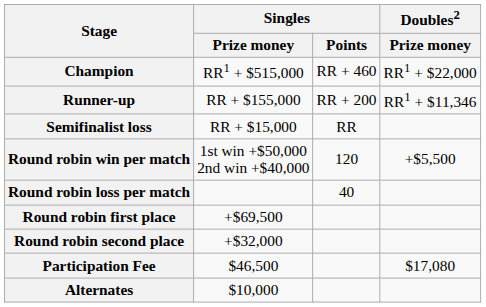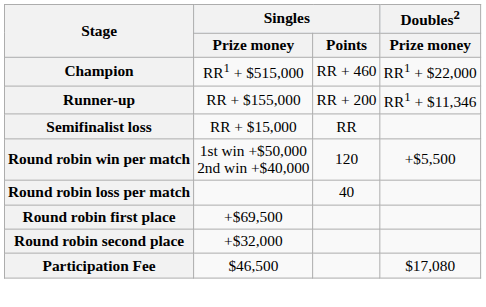- row: (99, 290)
